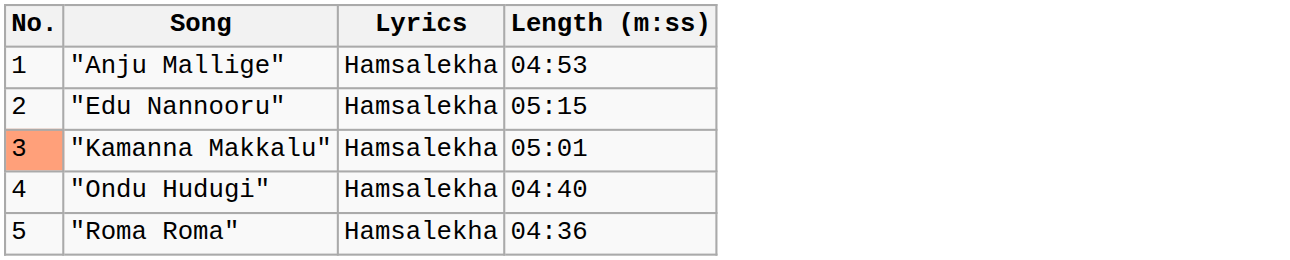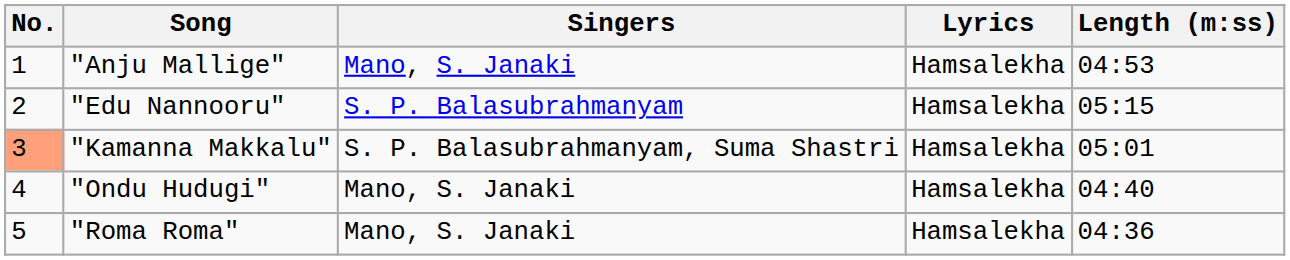+ column: (621, 26)
